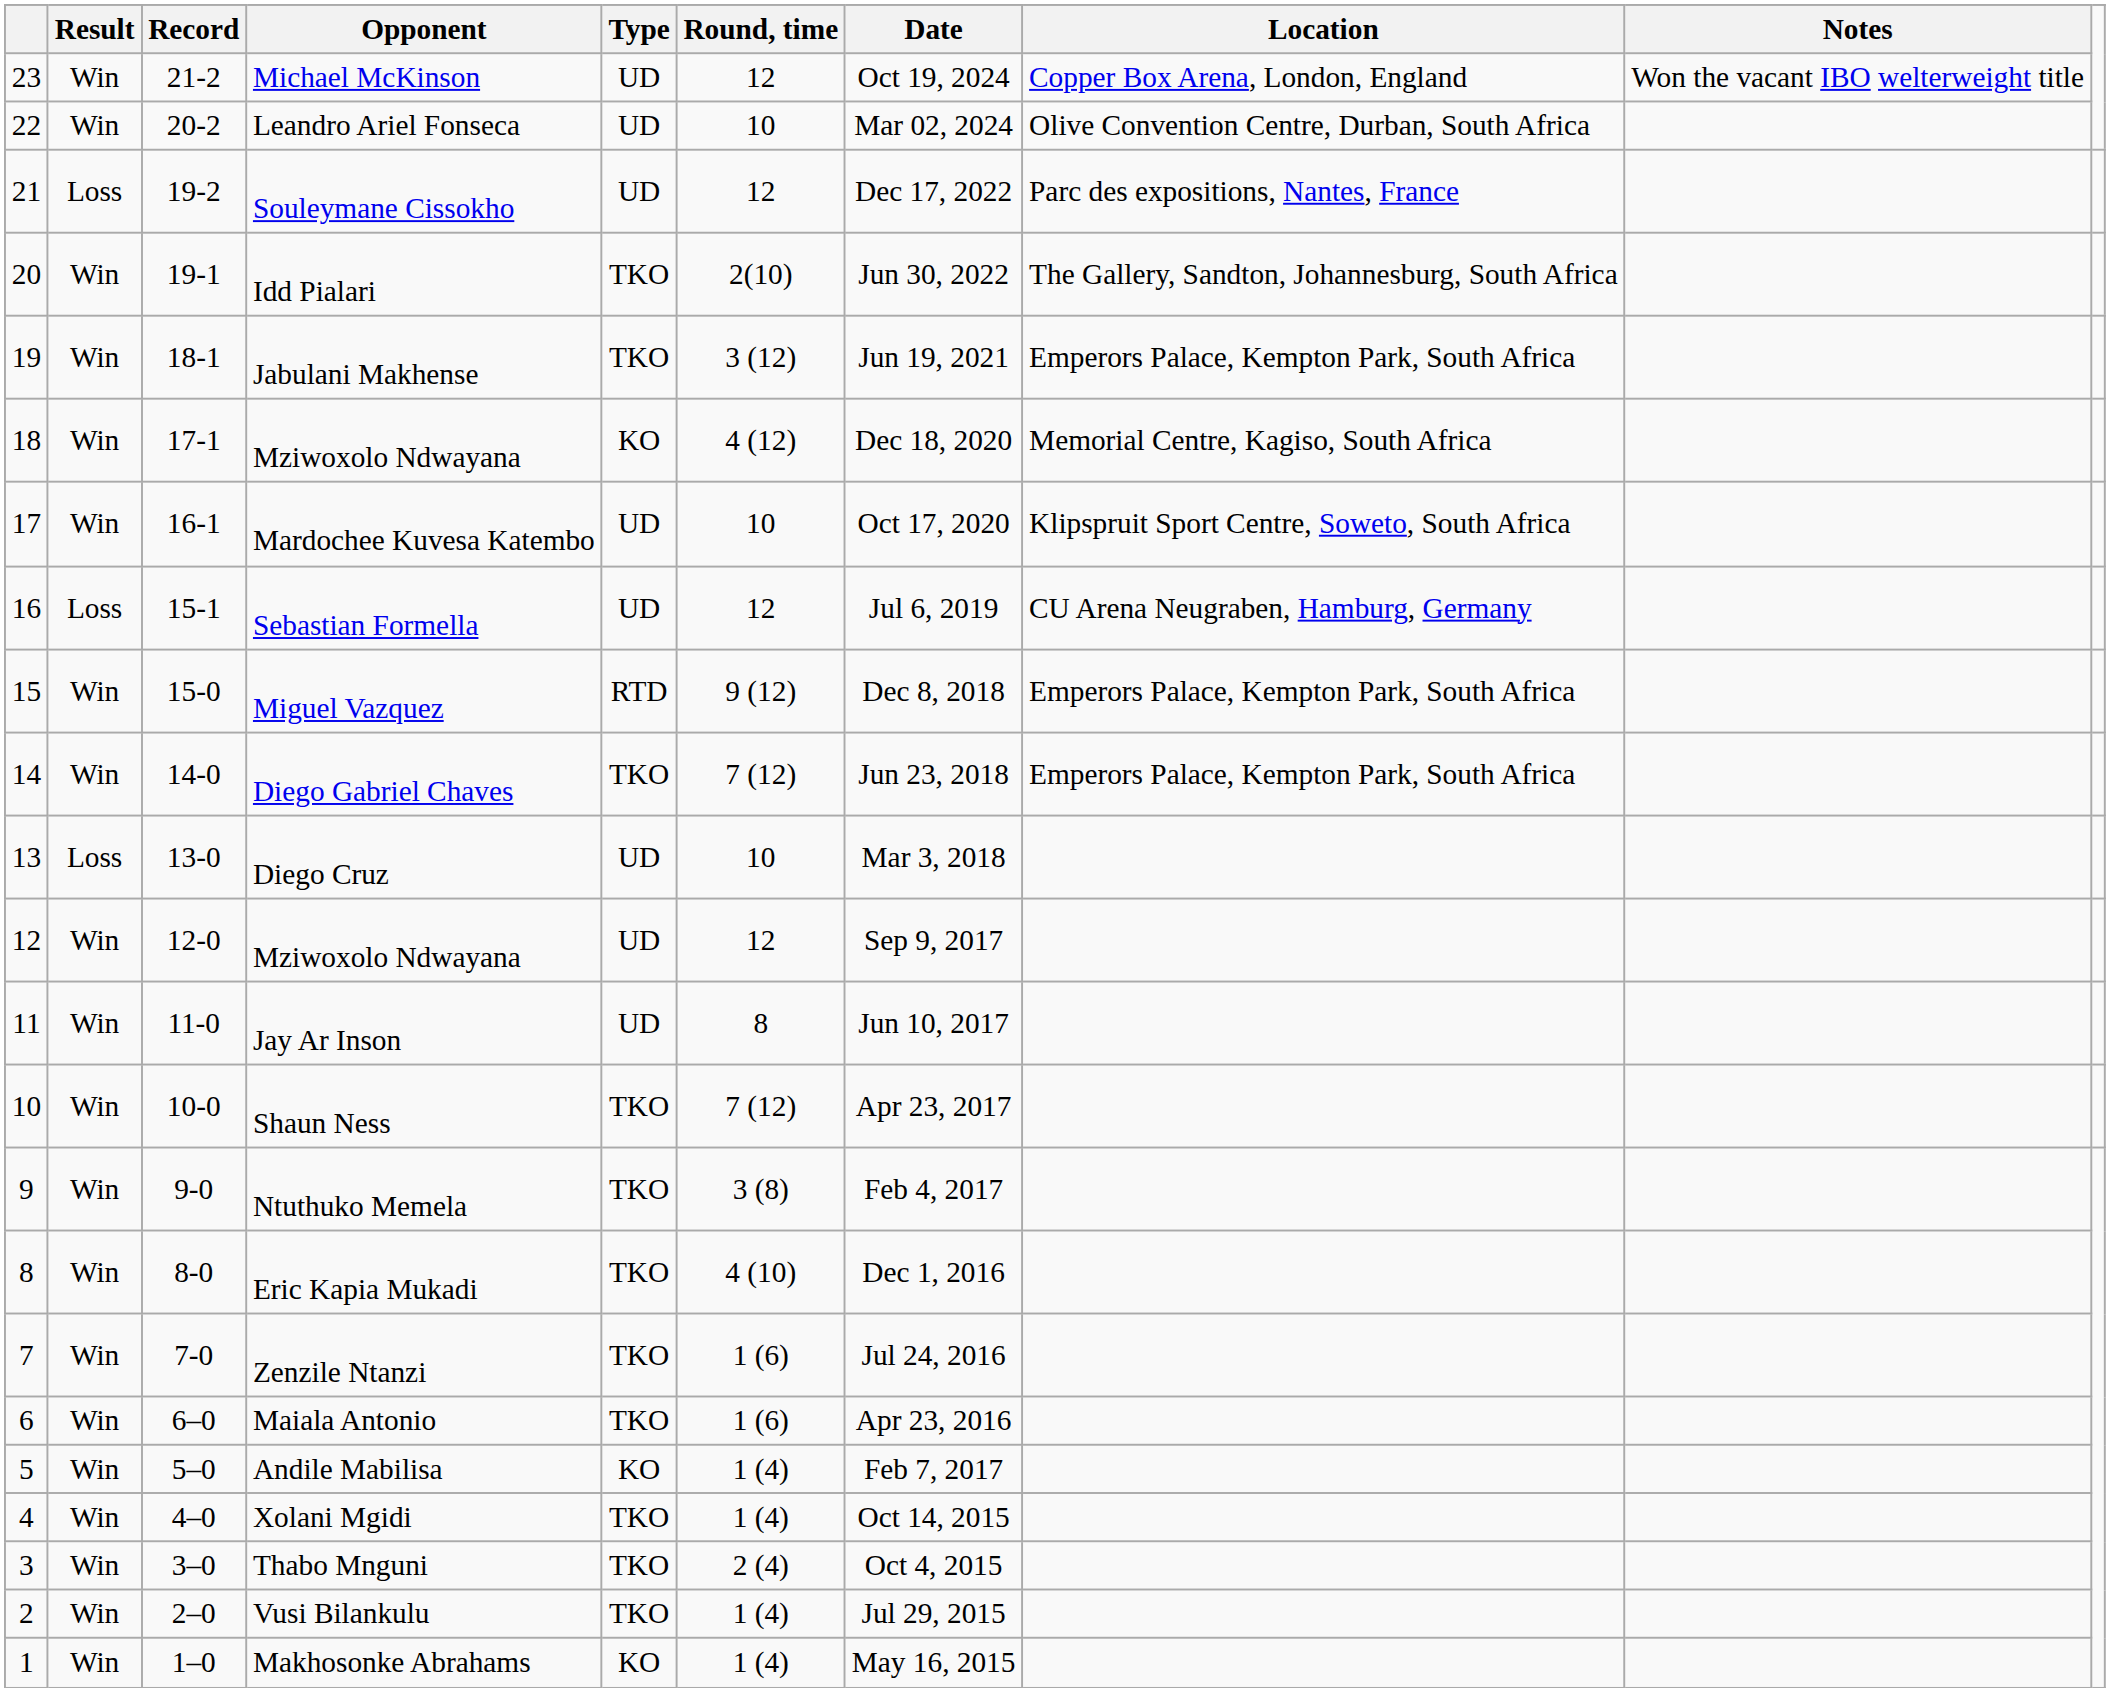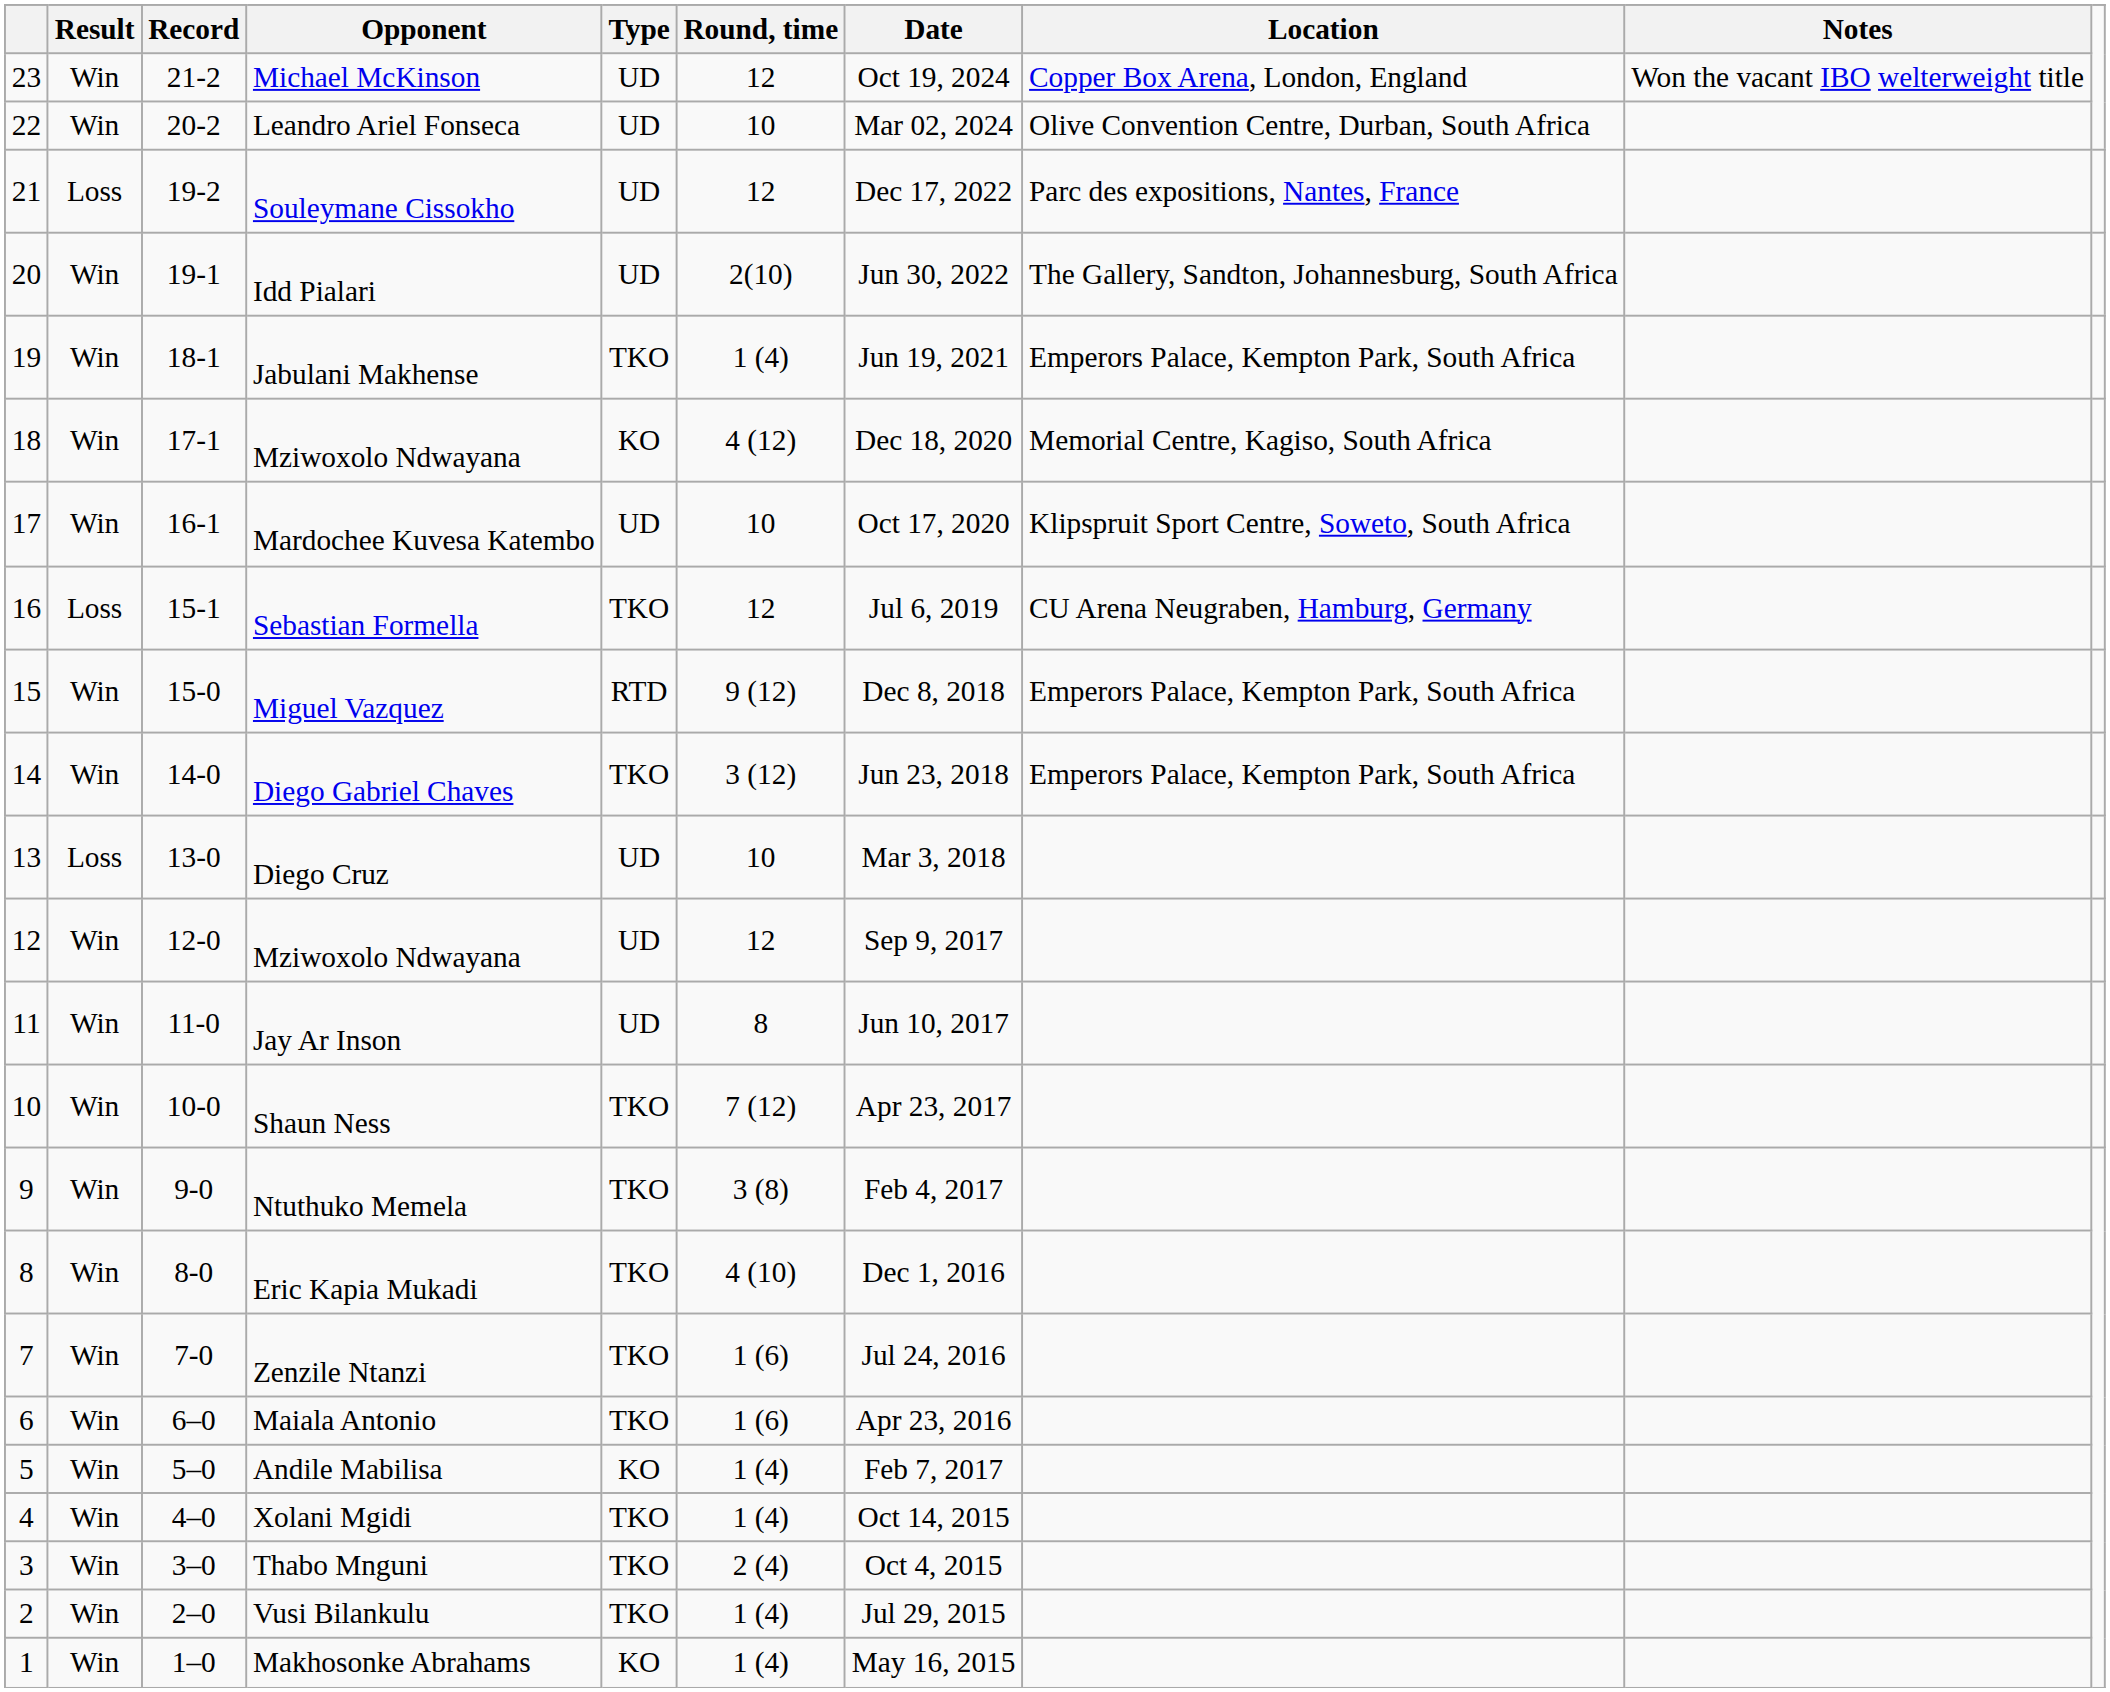(639, 274) TKO -> (639, 274) UD
(761, 357) 3 (12) -> (761, 357) 1 (4)
(639, 606) UD -> (639, 606) TKO
(761, 773) 7 (12) -> (761, 773) 3 (12)
